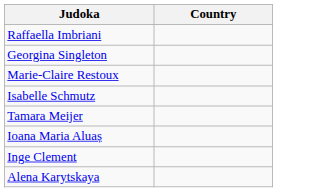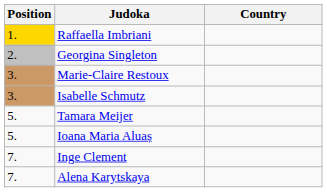+ column: (29, 14)
